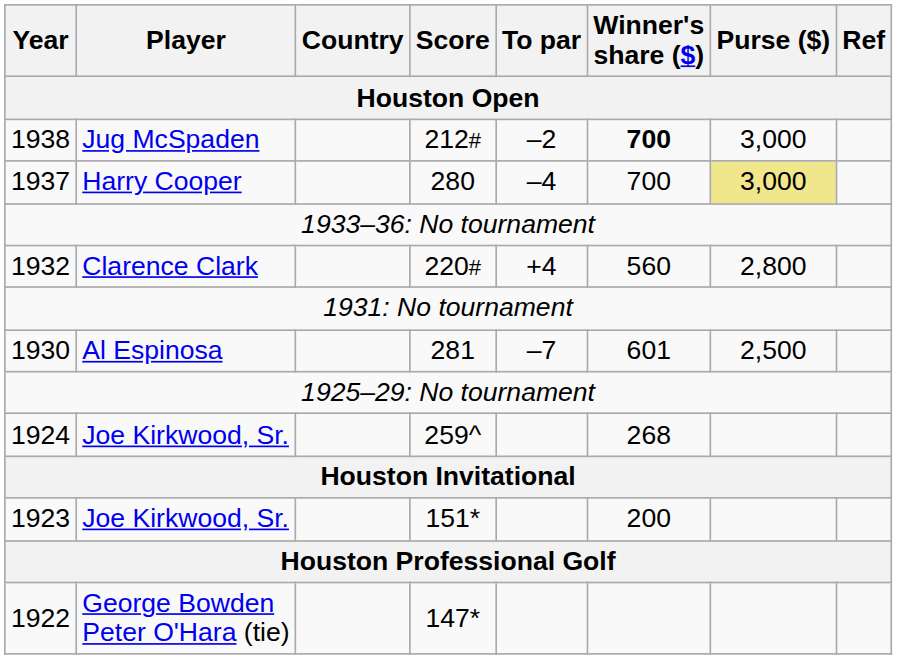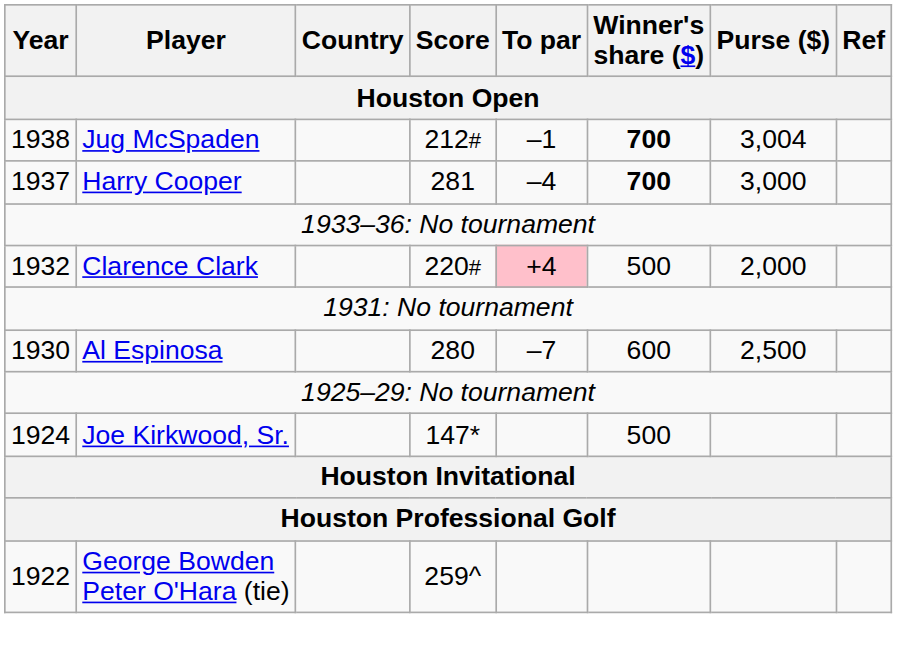(542, 139) –2 -> (542, 139) –1
(773, 139) 3,000 -> (773, 139) 3,004
(453, 181) 280 -> (453, 181) 281
(649, 181) normal -> (649, 181) bold
(773, 181) khaki background -> (773, 181) no background
(542, 266) no background -> (542, 266) pink background
(649, 266) 560 -> (649, 266) 500
(773, 266) 2,800 -> (773, 266) 2,000
(453, 350) 281 -> (453, 350) 280
(649, 350) 601 -> (649, 350) 600
(453, 434) 259^ -> (453, 434) 147*
(649, 434) 268 -> (649, 434) 500
- row: (40, 518)
(453, 617) 147* -> (453, 575) 259^
